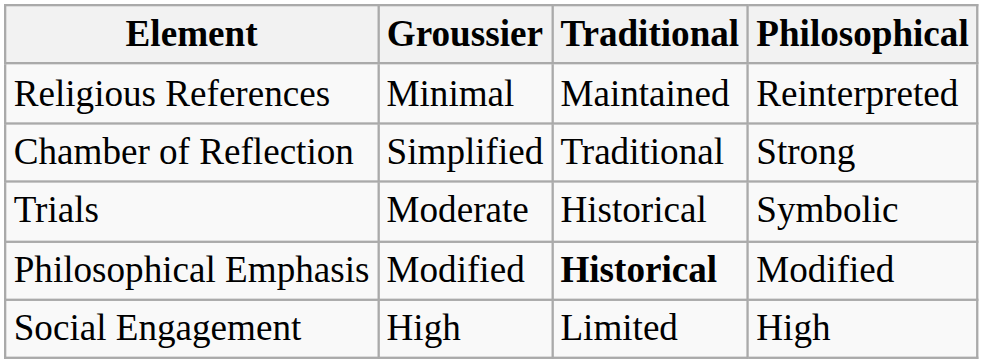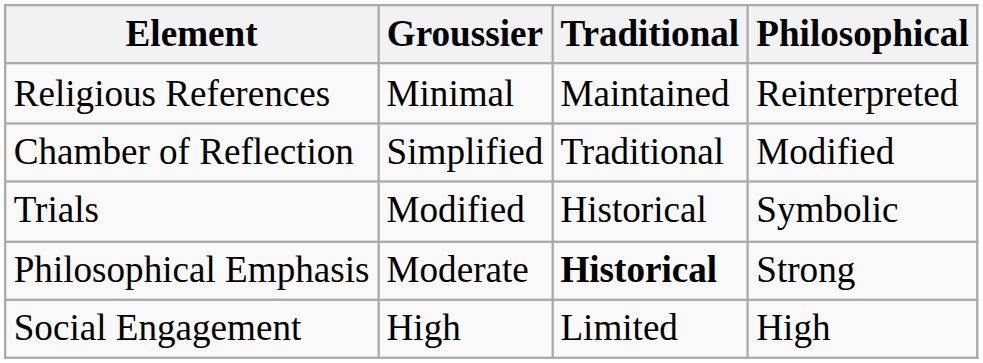(806, 151) Strong -> (825, 151) Modified
(458, 210) Moderate -> (456, 210) Modified
(456, 269) Modified -> (458, 269) Moderate
(825, 269) Modified -> (806, 269) Strong
